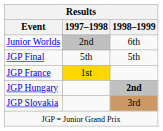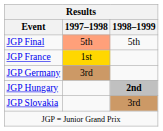- row: (33, 42)
(86, 57) no background -> (86, 42) lightsalmon background
+ row: (33, 73)
